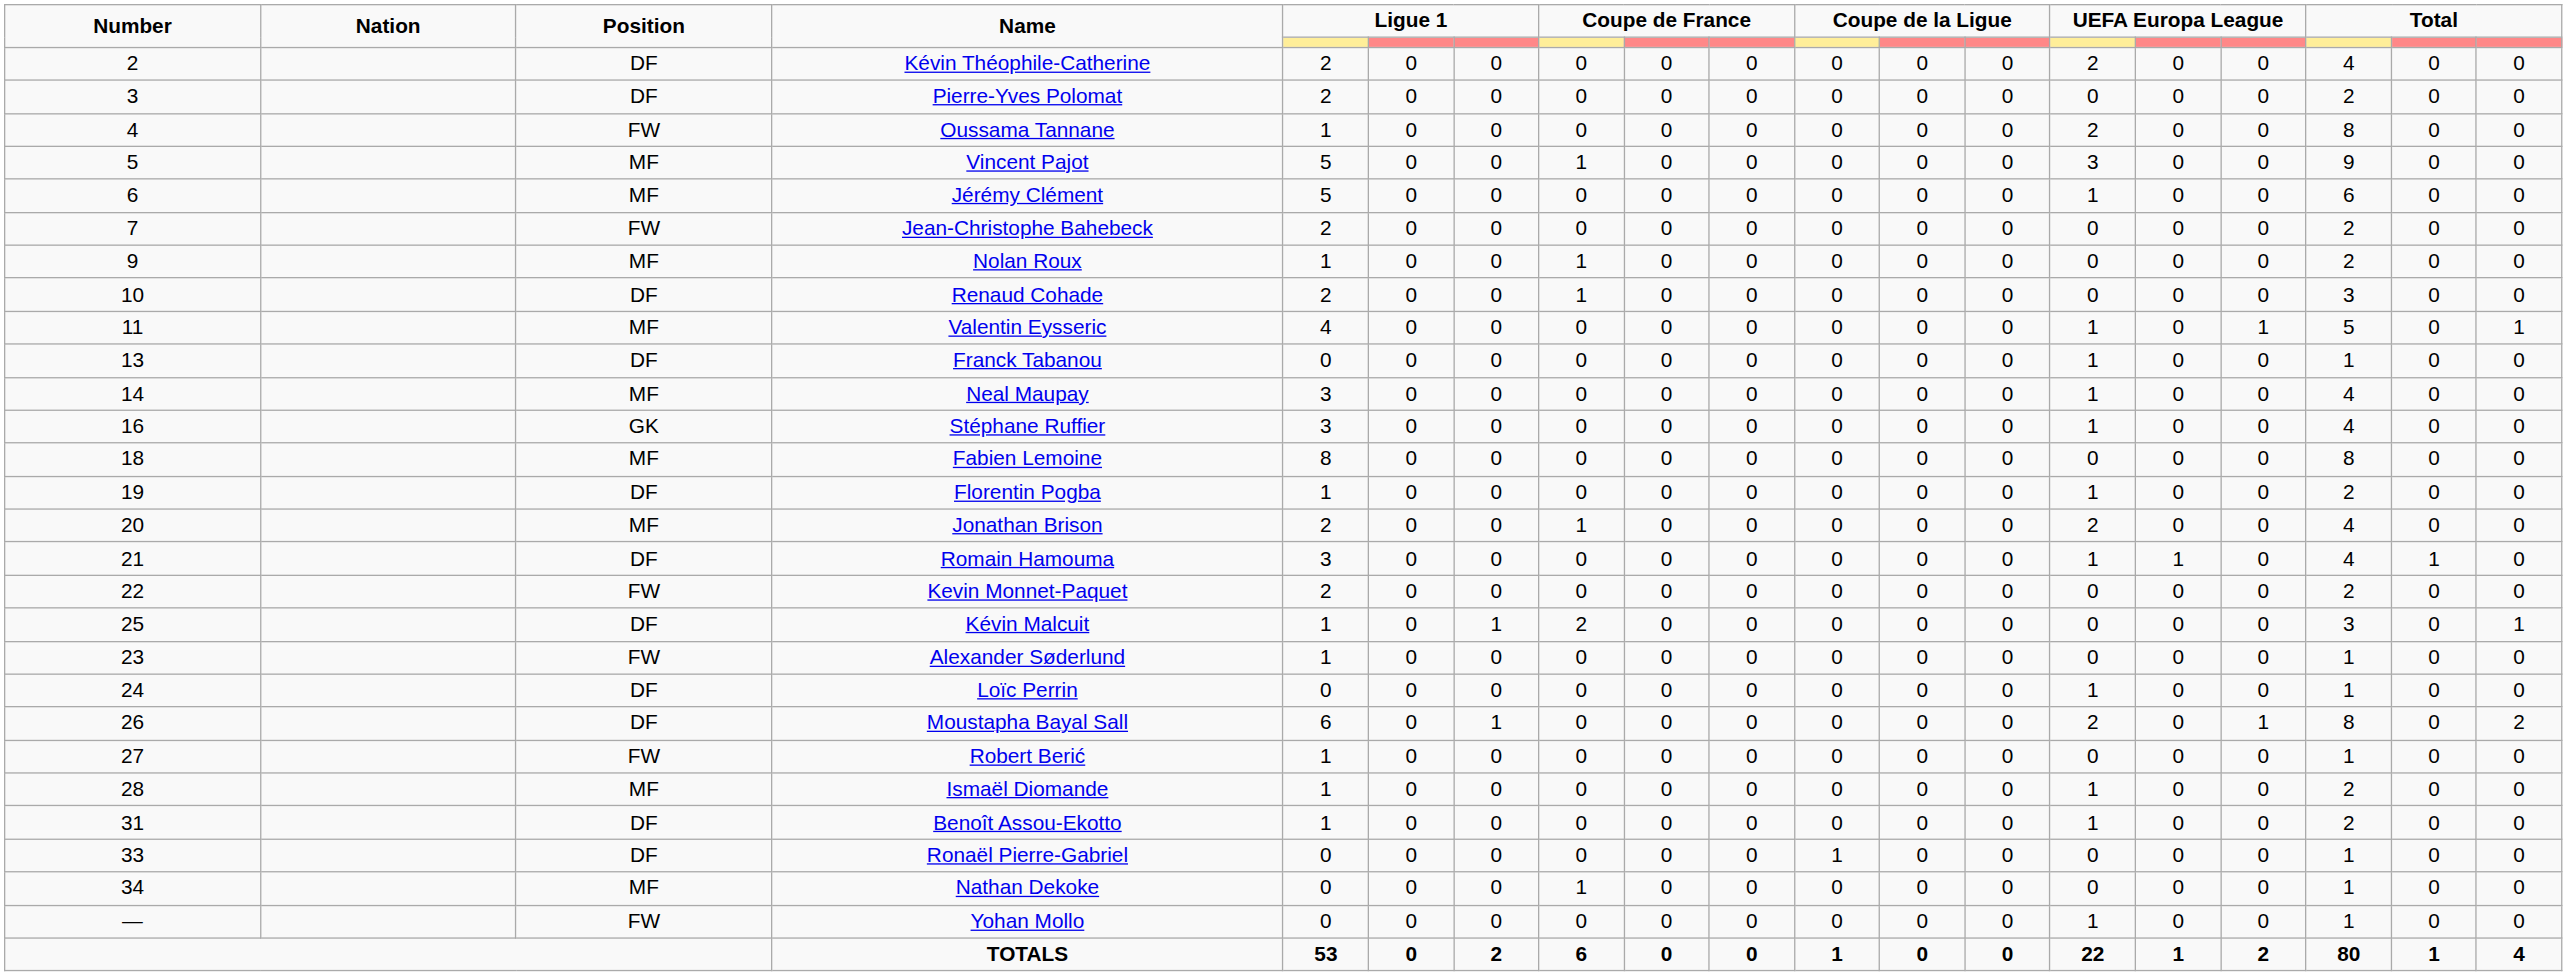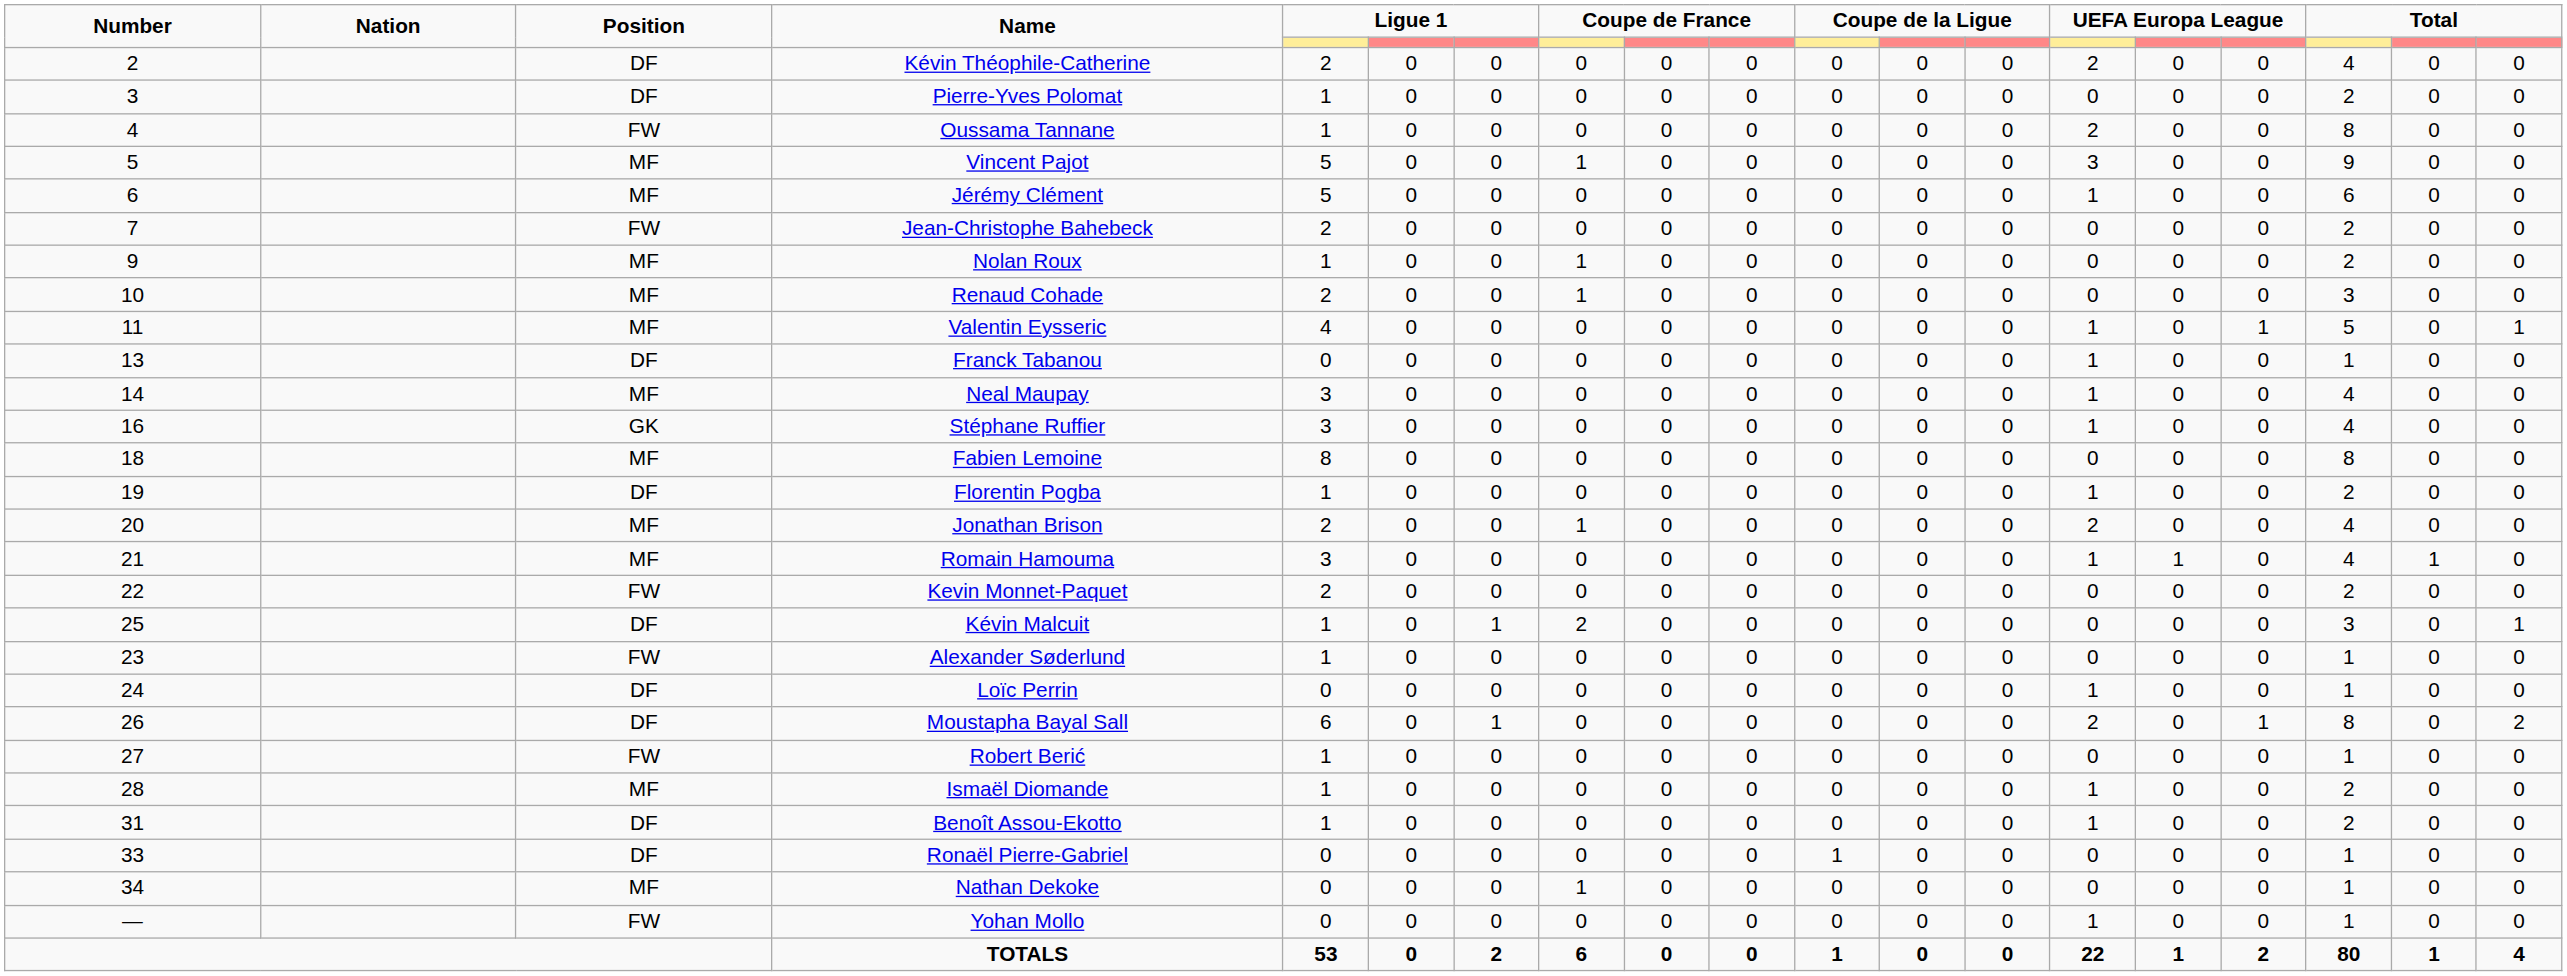(1326, 96) 2 -> (1326, 96) 1
(644, 294) DF -> (644, 294) MF
(644, 558) DF -> (644, 558) MF
